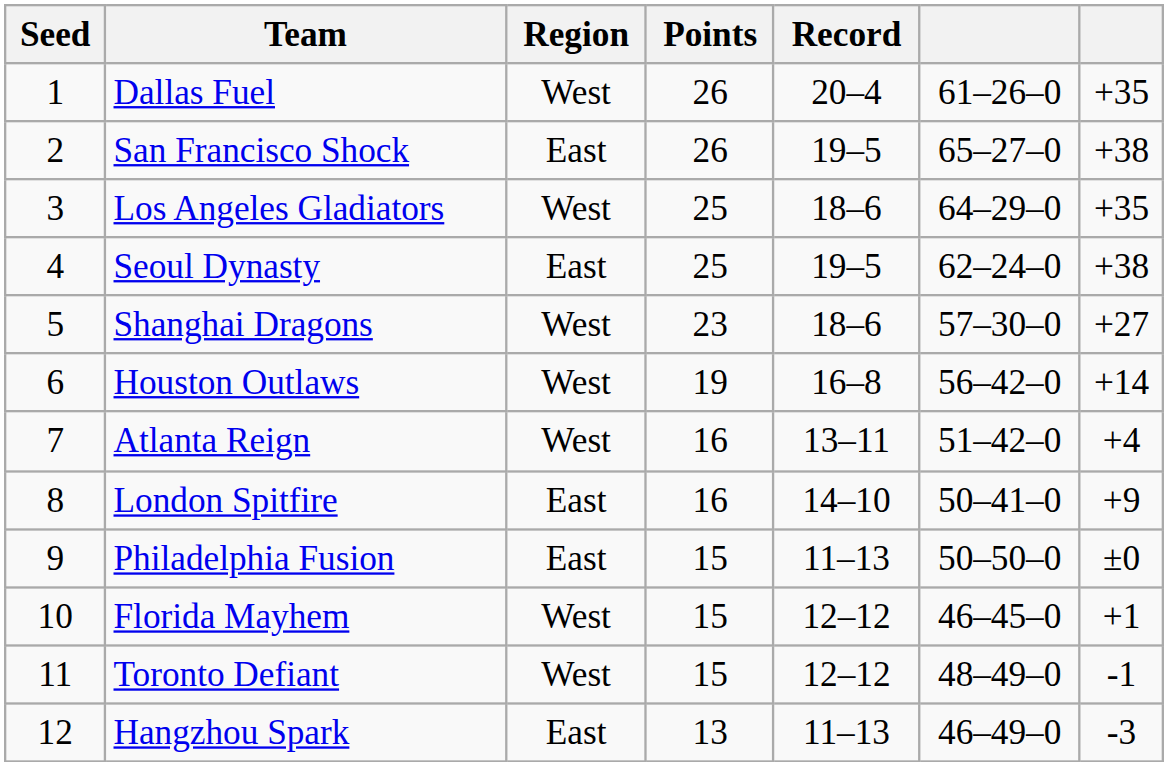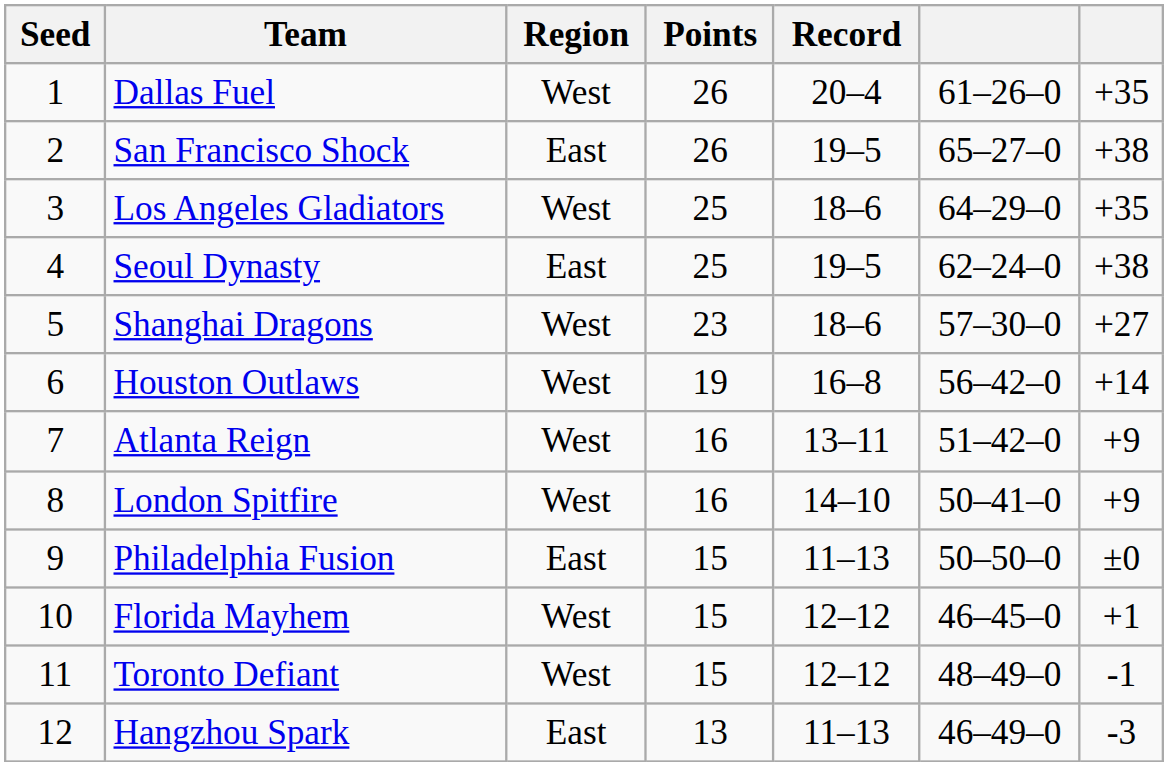(1122, 440) +4 -> (1122, 440) +9
(576, 498) East -> (576, 498) West
